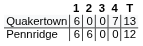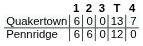columns swapped: (115, 8) <-> (130, 8)
